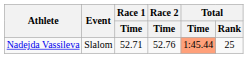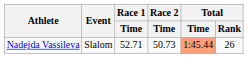(164, 45) 52.76 -> (164, 45) 50.73
(229, 45) 25 -> (229, 45) 26
